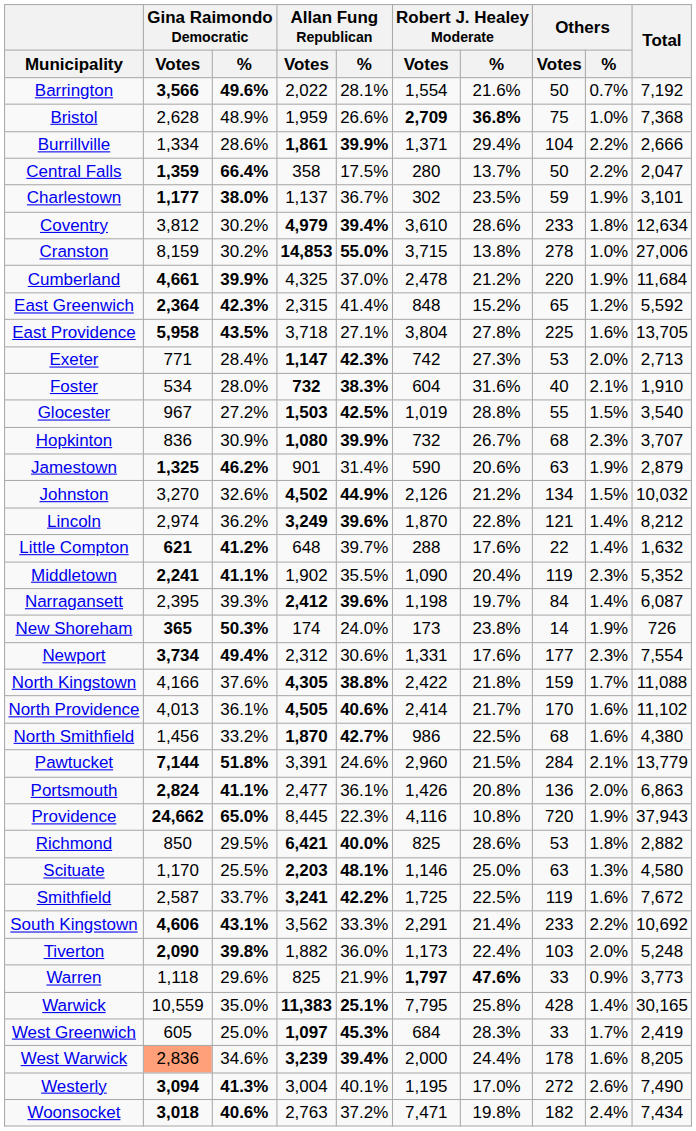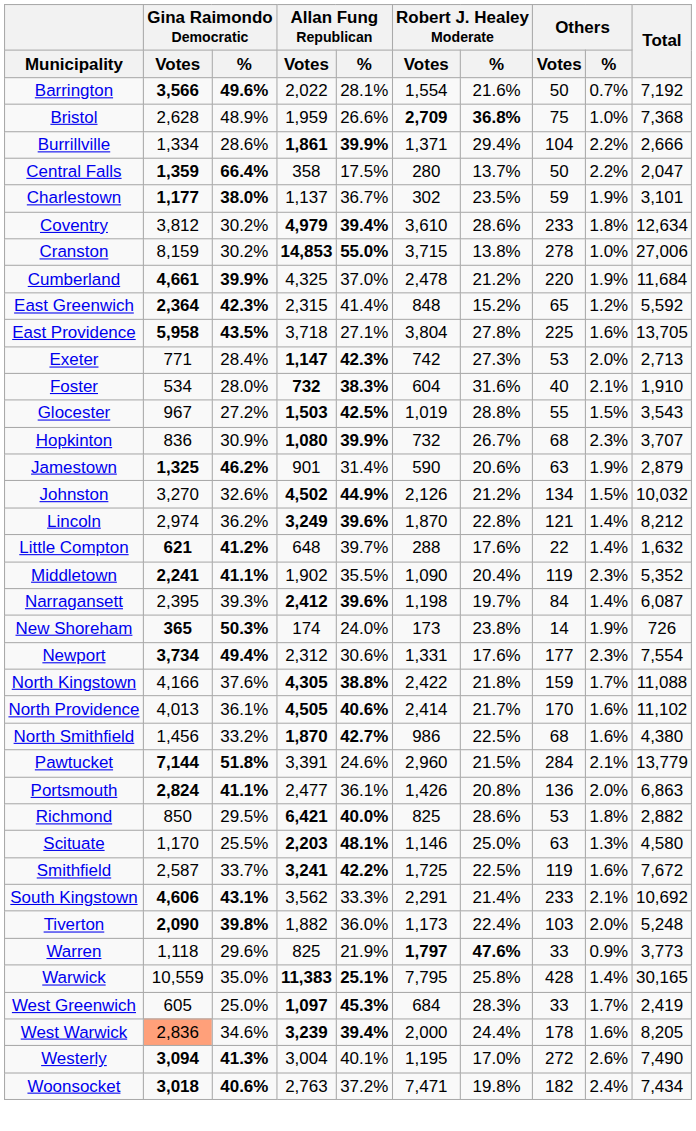(662, 413) 3,540 -> (662, 413) 3,543
- row: (74, 817)
(609, 924) 2.2% -> (609, 897) 2.1%
